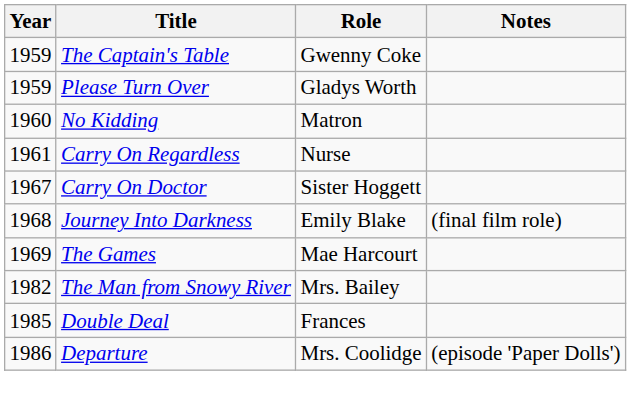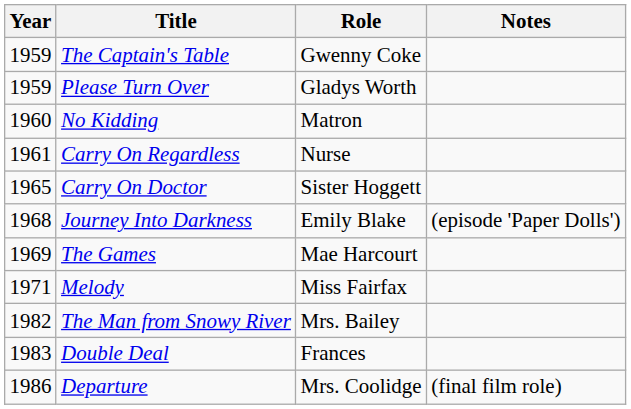(30, 187) 1967 -> (30, 187) 1965
(496, 220) (final film role) -> (526, 220) (episode 'Paper Dolls')
+ row: (92, 287)
(30, 320) 1985 -> (30, 353) 1983
(526, 353) (episode 'Paper Dolls') -> (496, 386) (final film role)
